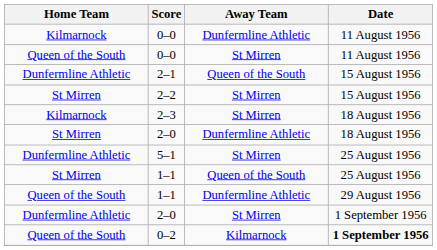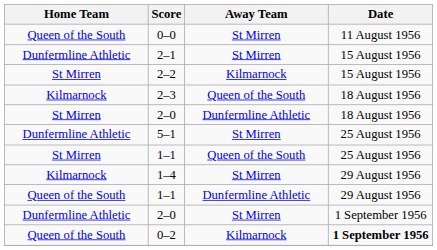- row: (76, 34)
(256, 74) Queen of the South -> (256, 54) St Mirren
(256, 94) St Mirren -> (256, 74) Kilmarnock
(256, 114) St Mirren -> (256, 94) Queen of the South
+ row: (76, 174)
